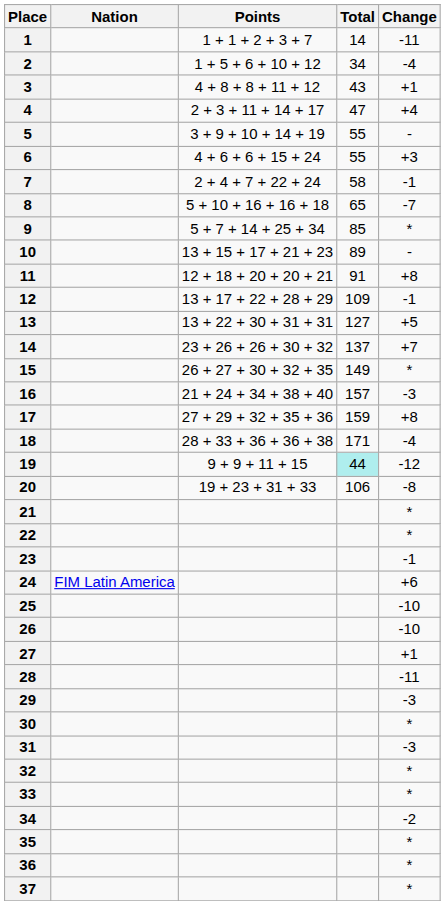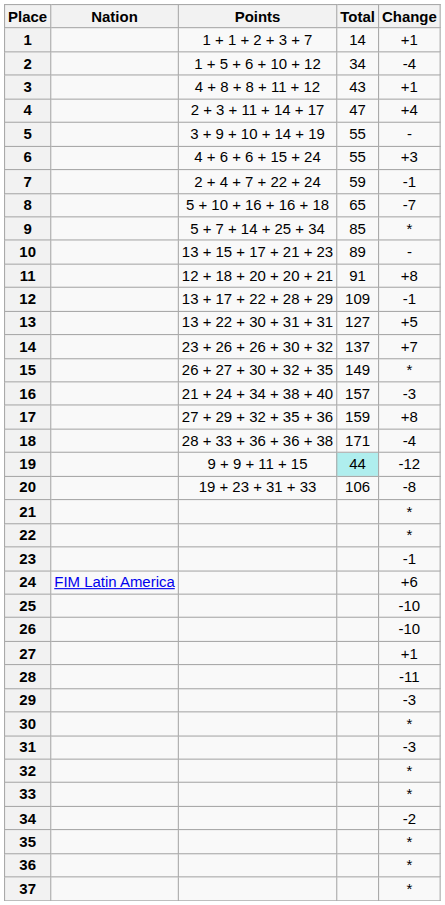(409, 40) -11 -> (409, 40) +1
(358, 181) 58 -> (358, 181) 59
